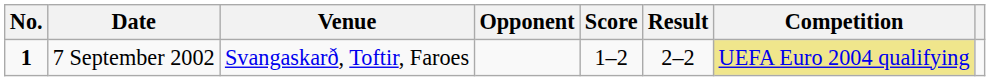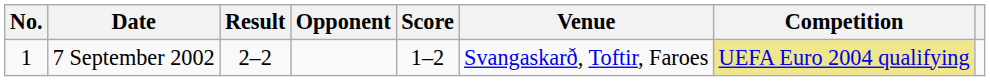columns swapped: (347, 22) <-> (678, 22)
(26, 57) bold -> (26, 57) normal
